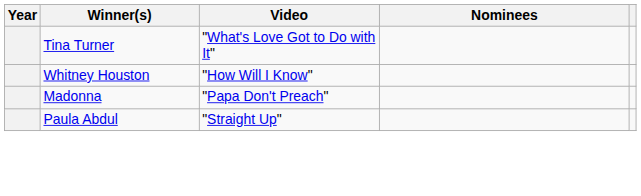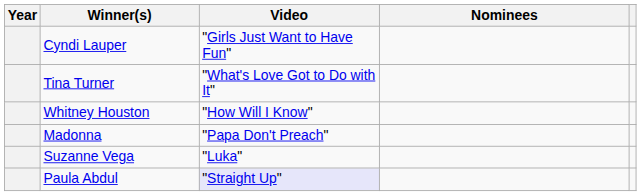+ row: (85, 45)
+ row: (89, 157)
(242, 119) no background -> (242, 179) lavender background
